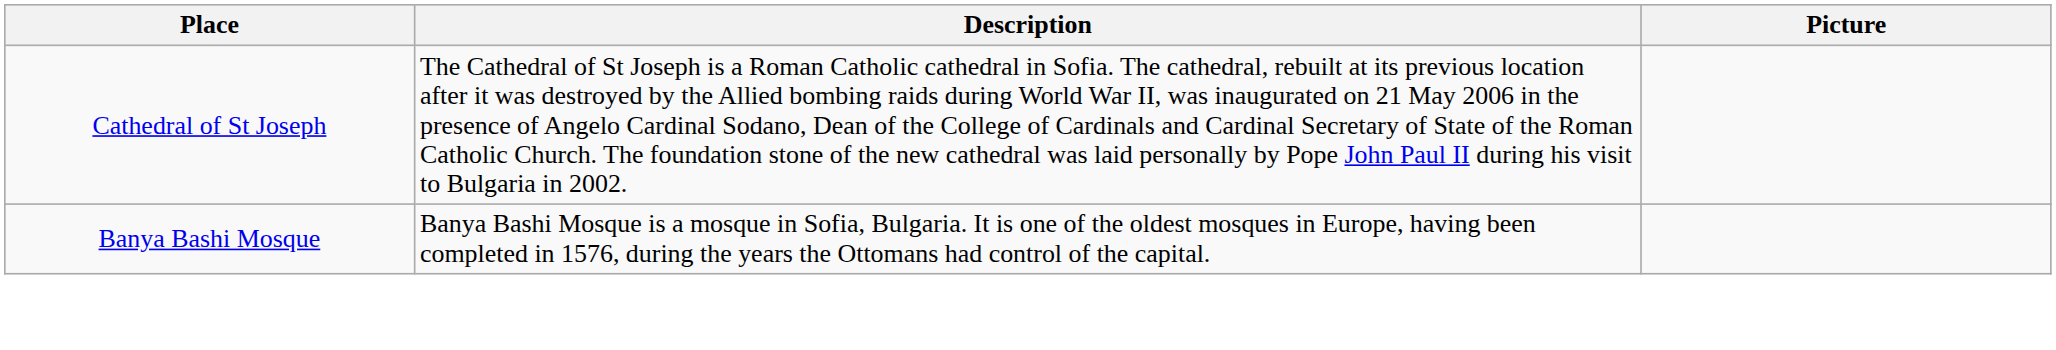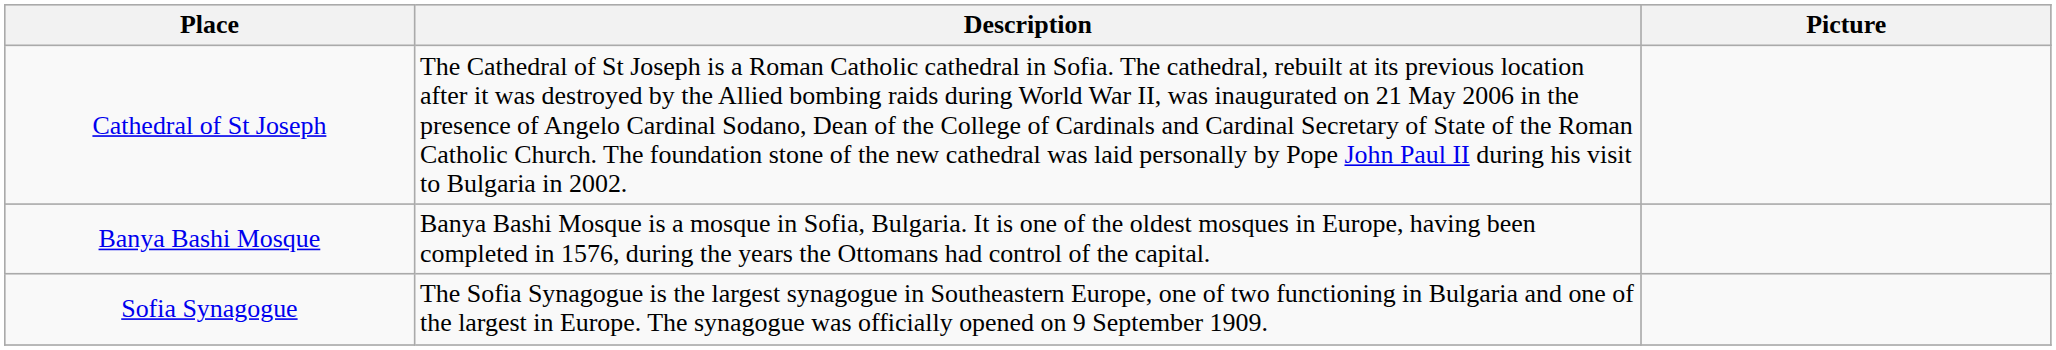+ row: (209, 308)
